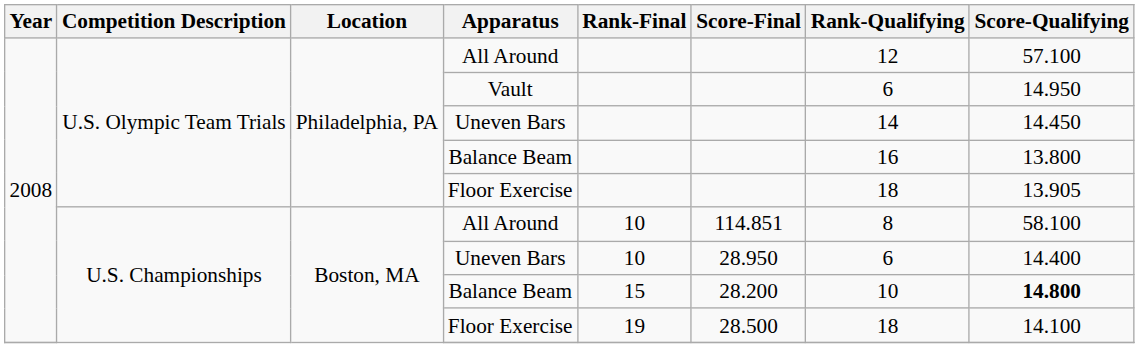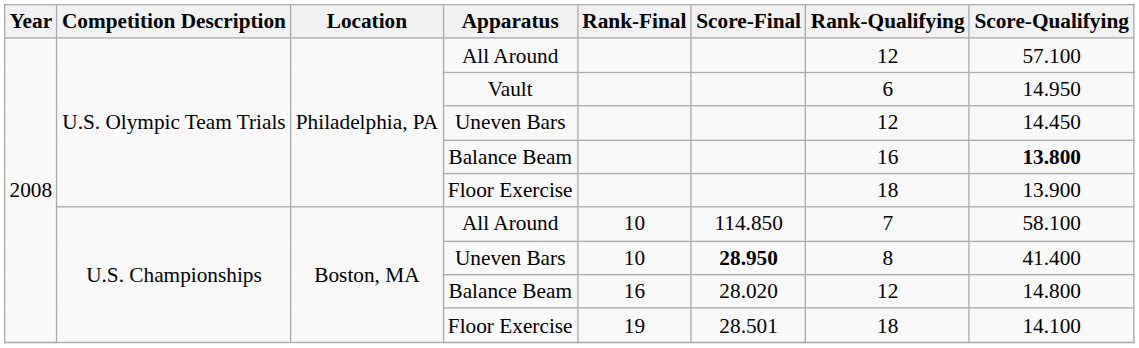(888, 122) 14 -> (888, 122) 12
(1052, 156) normal -> (1052, 156) bold
(1052, 190) 13.905 -> (1052, 190) 13.900
(749, 223) 114.851 -> (749, 223) 114.850
(888, 223) 8 -> (888, 223) 7
(749, 257) normal -> (749, 257) bold
(888, 257) 6 -> (888, 257) 8
(1052, 257) 14.400 -> (1052, 257) 41.400
(634, 291) 15 -> (634, 291) 16
(749, 291) 28.200 -> (749, 291) 28.020
(888, 291) 10 -> (888, 291) 12
(1052, 291) bold -> (1052, 291) normal
(749, 325) 28.500 -> (749, 325) 28.501
